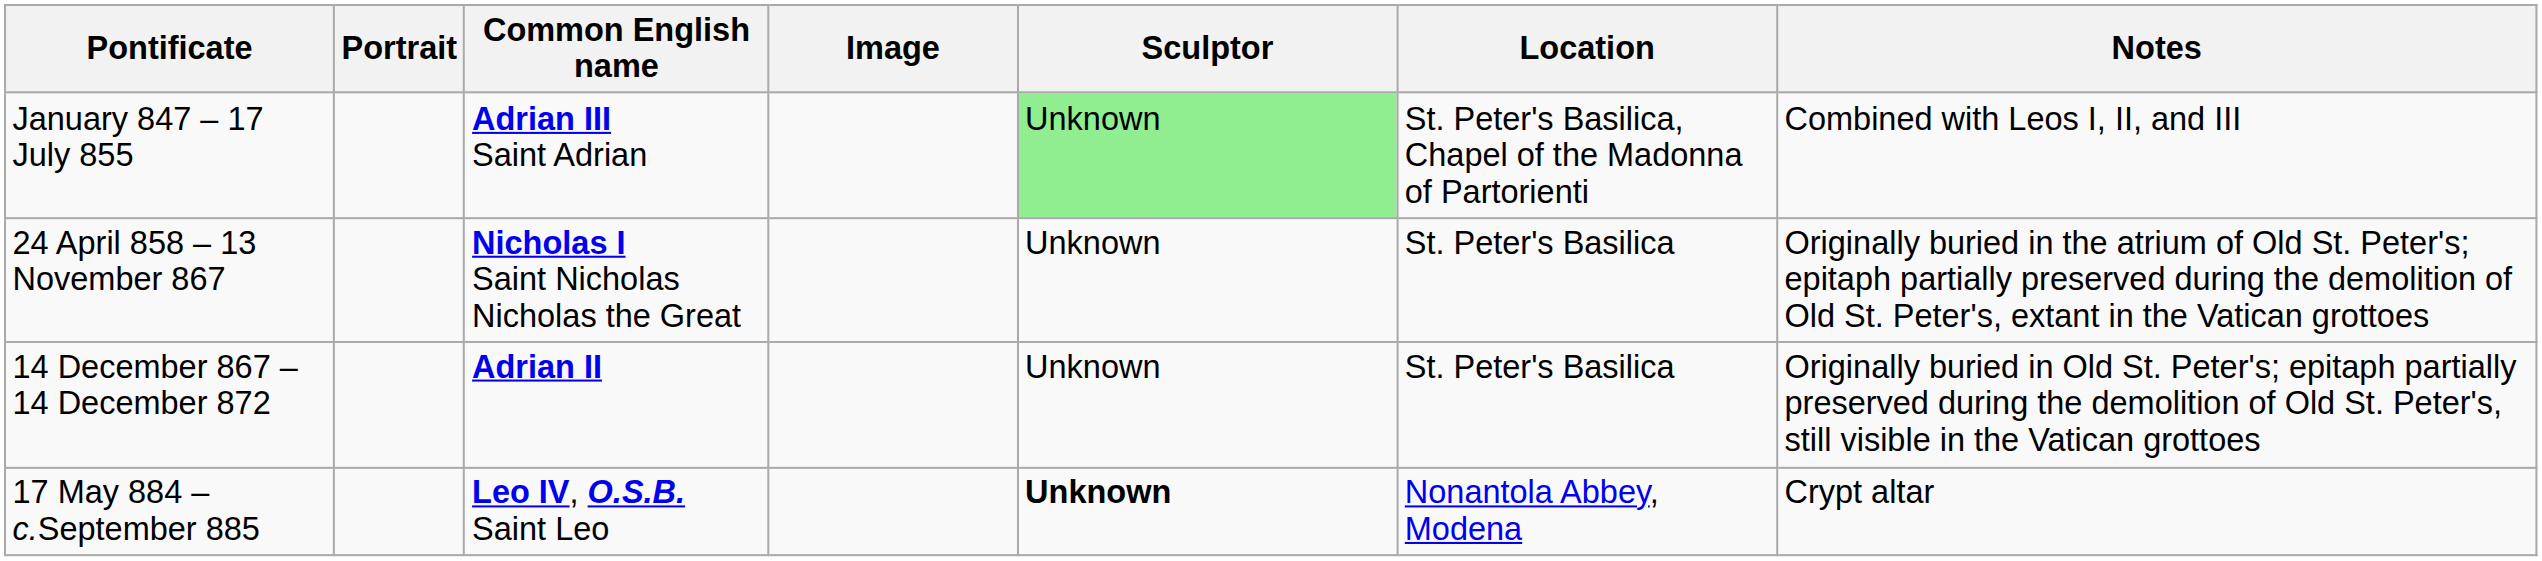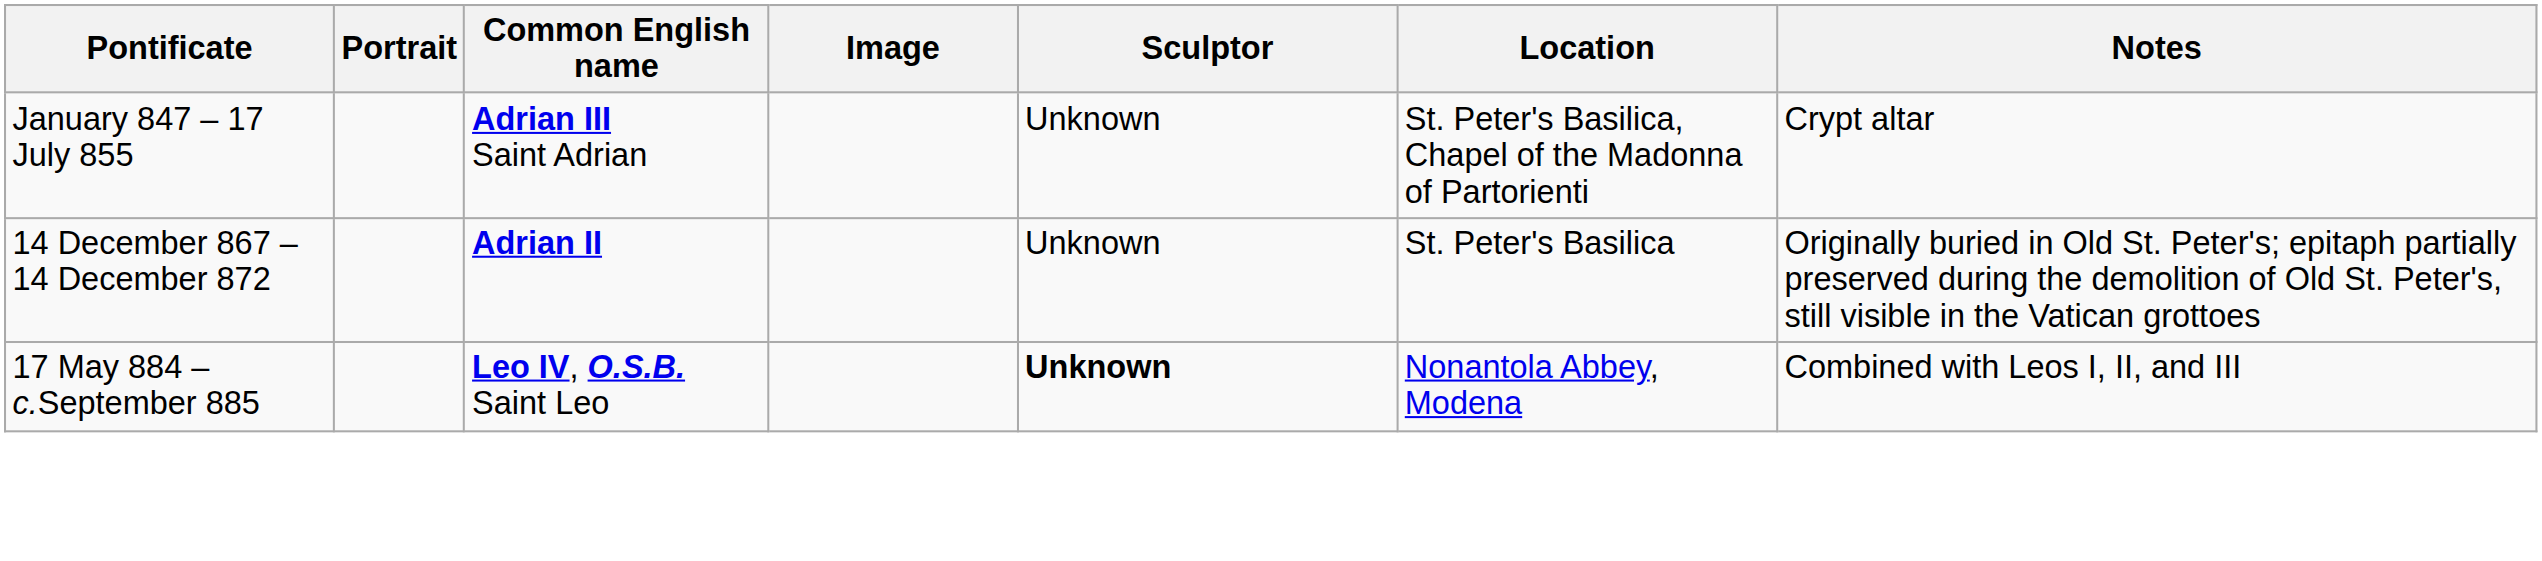(1093, 118) lightgreen background -> (1093, 118) no background
(2013, 118) Combined with Leos I, II, and III -> (1859, 118) Crypt altar
- row: (134, 261)
(1859, 492) Crypt altar -> (2013, 367) Combined with Leos I, II, and III
